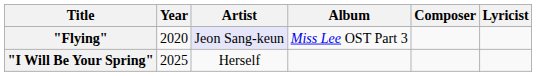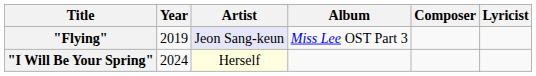(174, 37) 2020 -> (174, 37) 2019
(174, 60) 2025 -> (174, 60) 2024
(239, 60) no background -> (239, 60) lightyellow background
